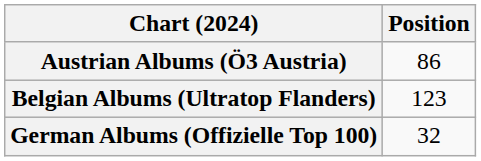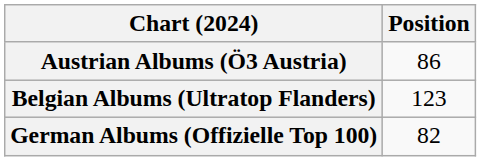(429, 135) 32 -> (429, 135) 82
